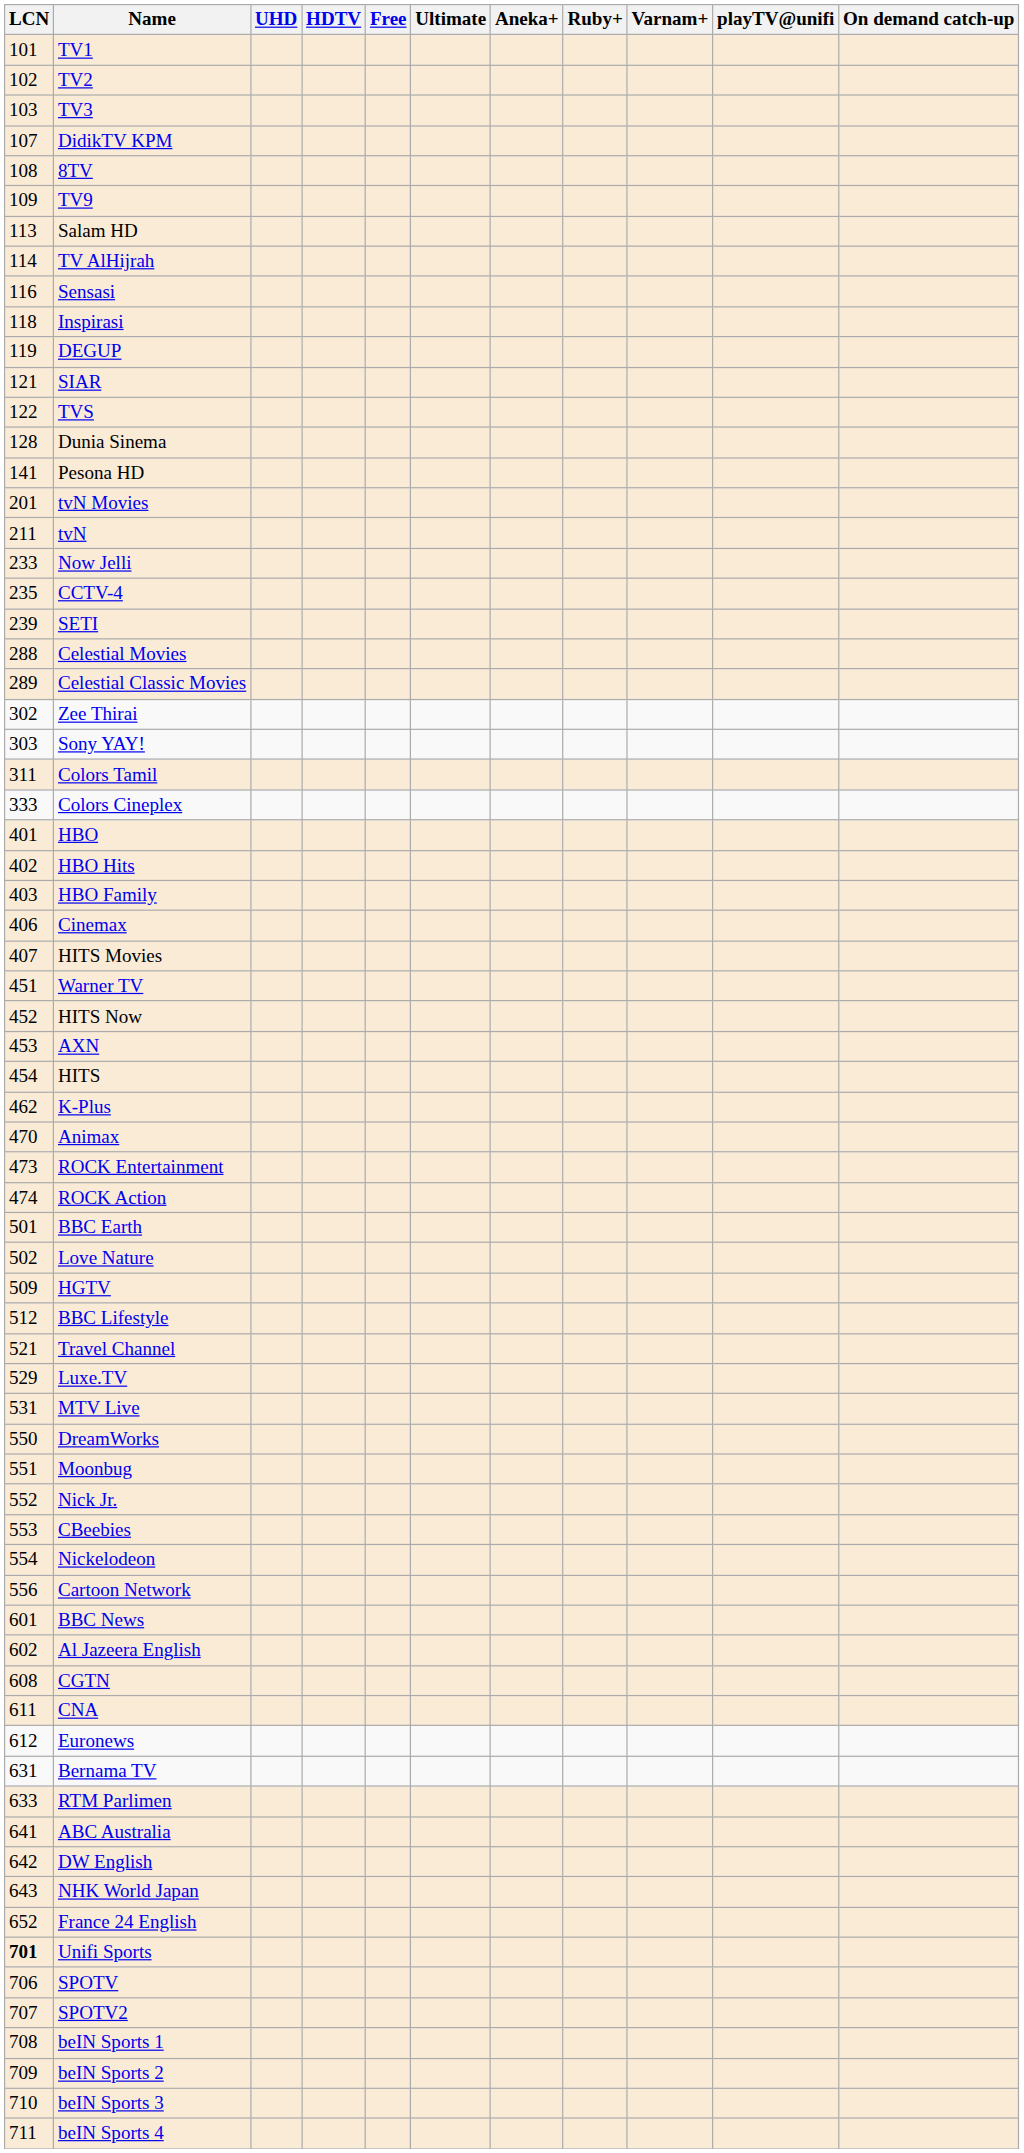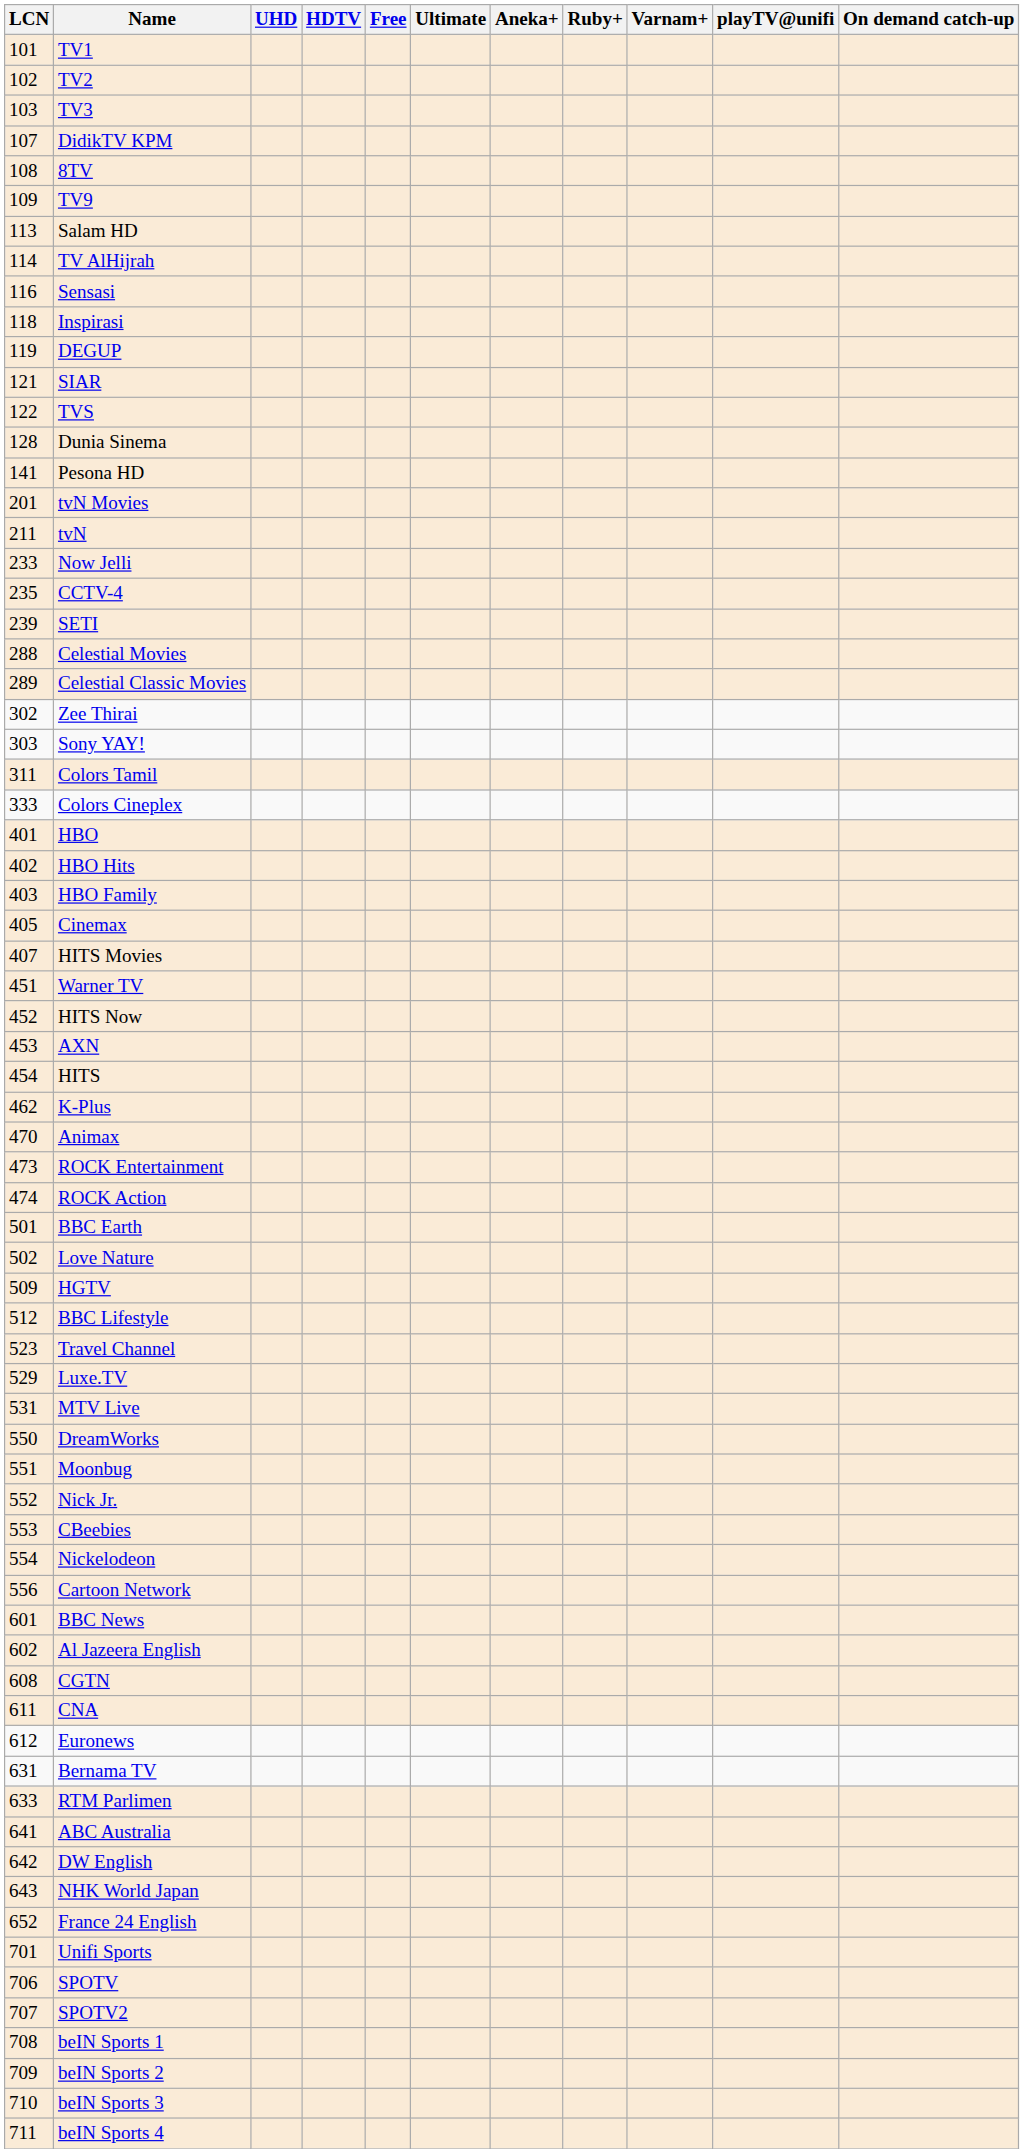(23, 925) 406 -> (23, 925) 405
(23, 1348) 521 -> (23, 1348) 523
(23, 1952) bold -> (23, 1952) normal
